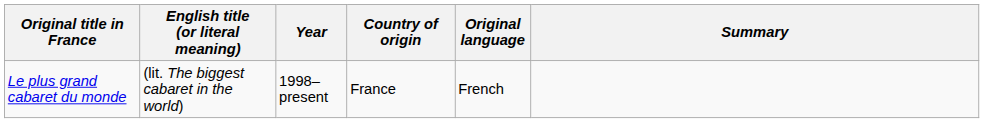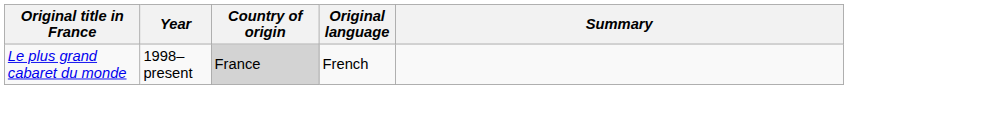- column: (208, 32)
(373, 89) no background -> (238, 64) lightgrey background
